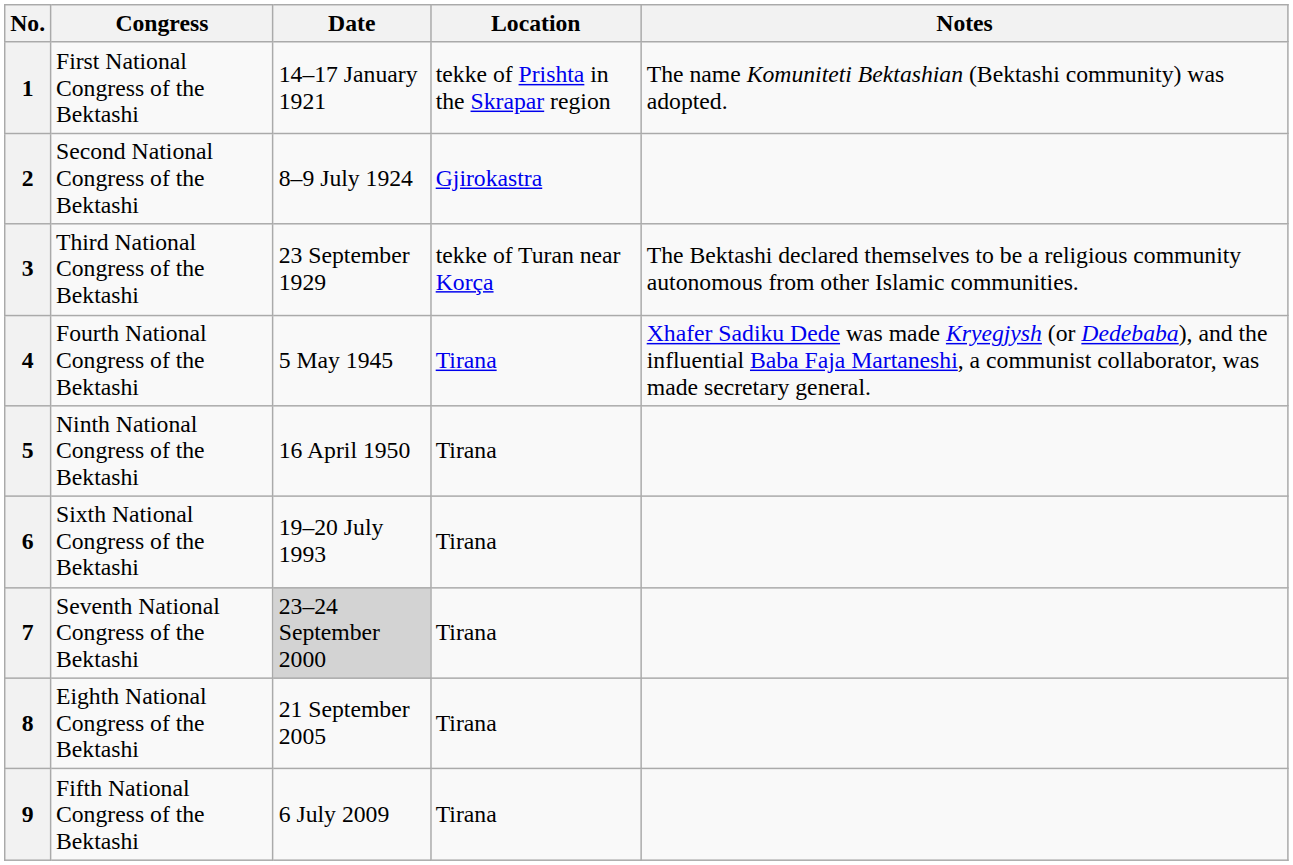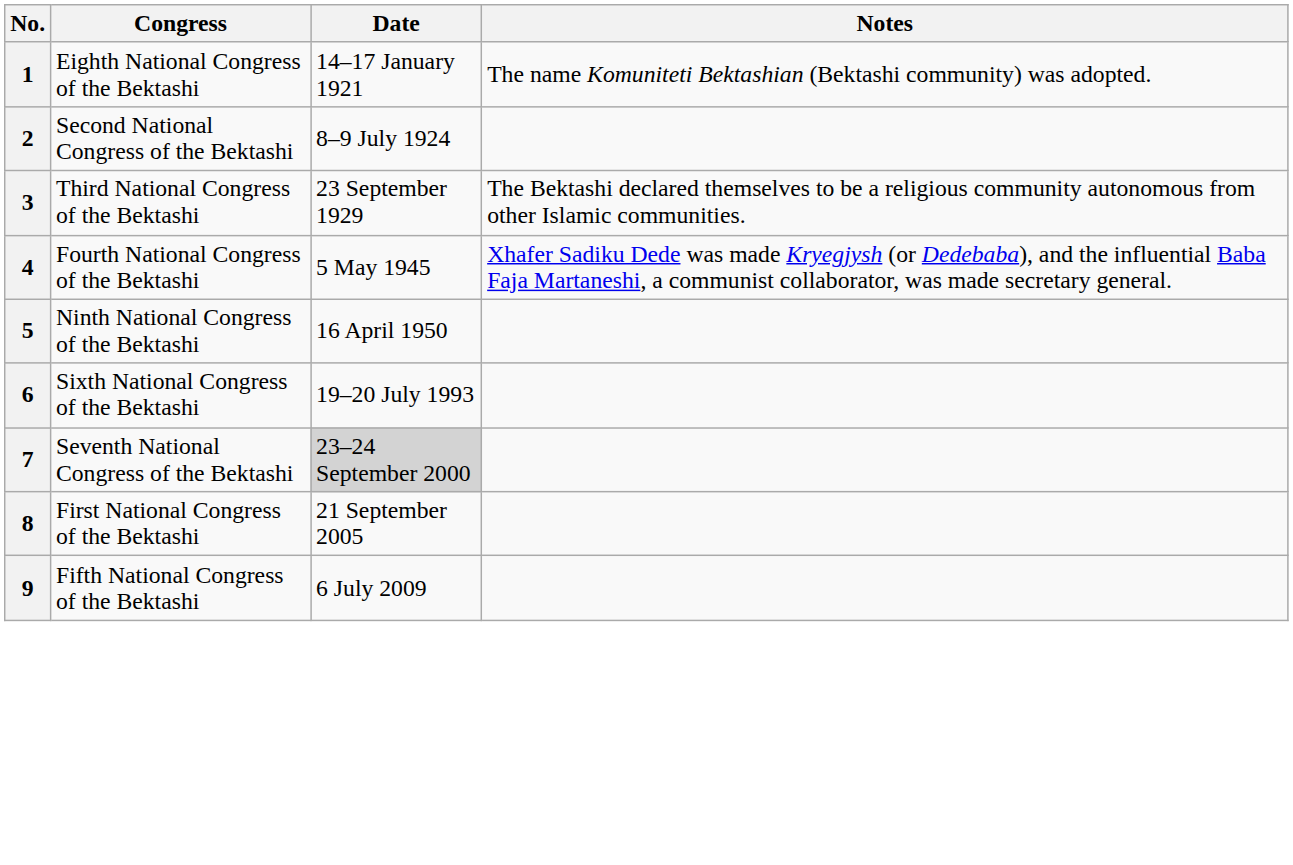- column: (536, 23)
(130, 87) First National Congress of the Bektashi -> (178, 74) Eighth National Congress of the Bektashi
(131, 723) Eighth National Congress of the Bektashi -> (168, 523) First National Congress of the Bektashi
